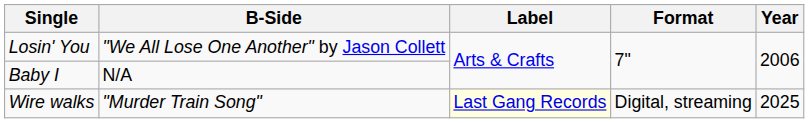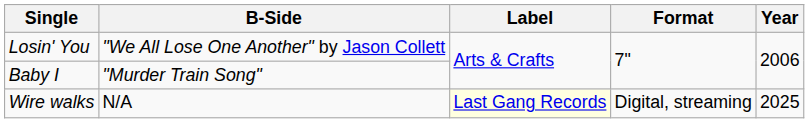(117, 74) N/A -> (182, 74) "Murder Train Song"
(182, 103) "Murder Train Song" -> (117, 103) N/A
